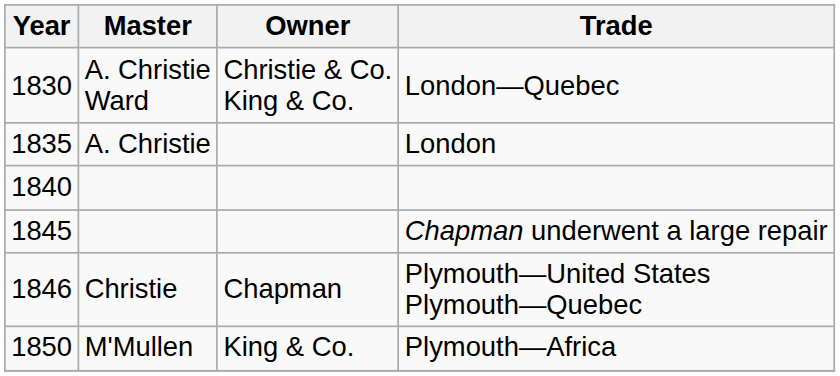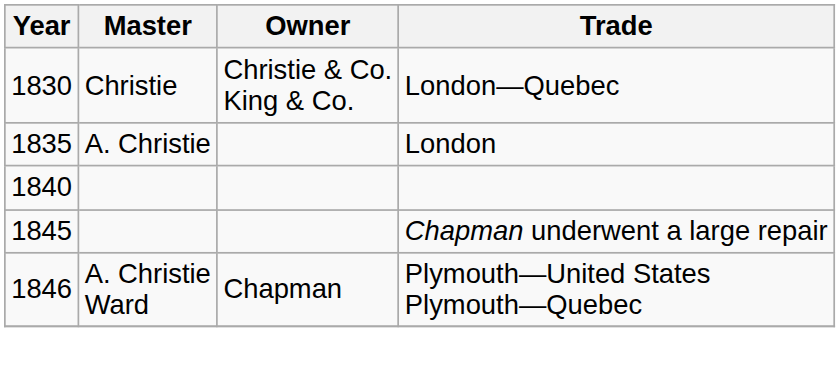(148, 84) A. Christie Ward -> (131, 84) Christie
(131, 289) Christie -> (148, 289) A. Christie Ward
- row: (42, 348)
